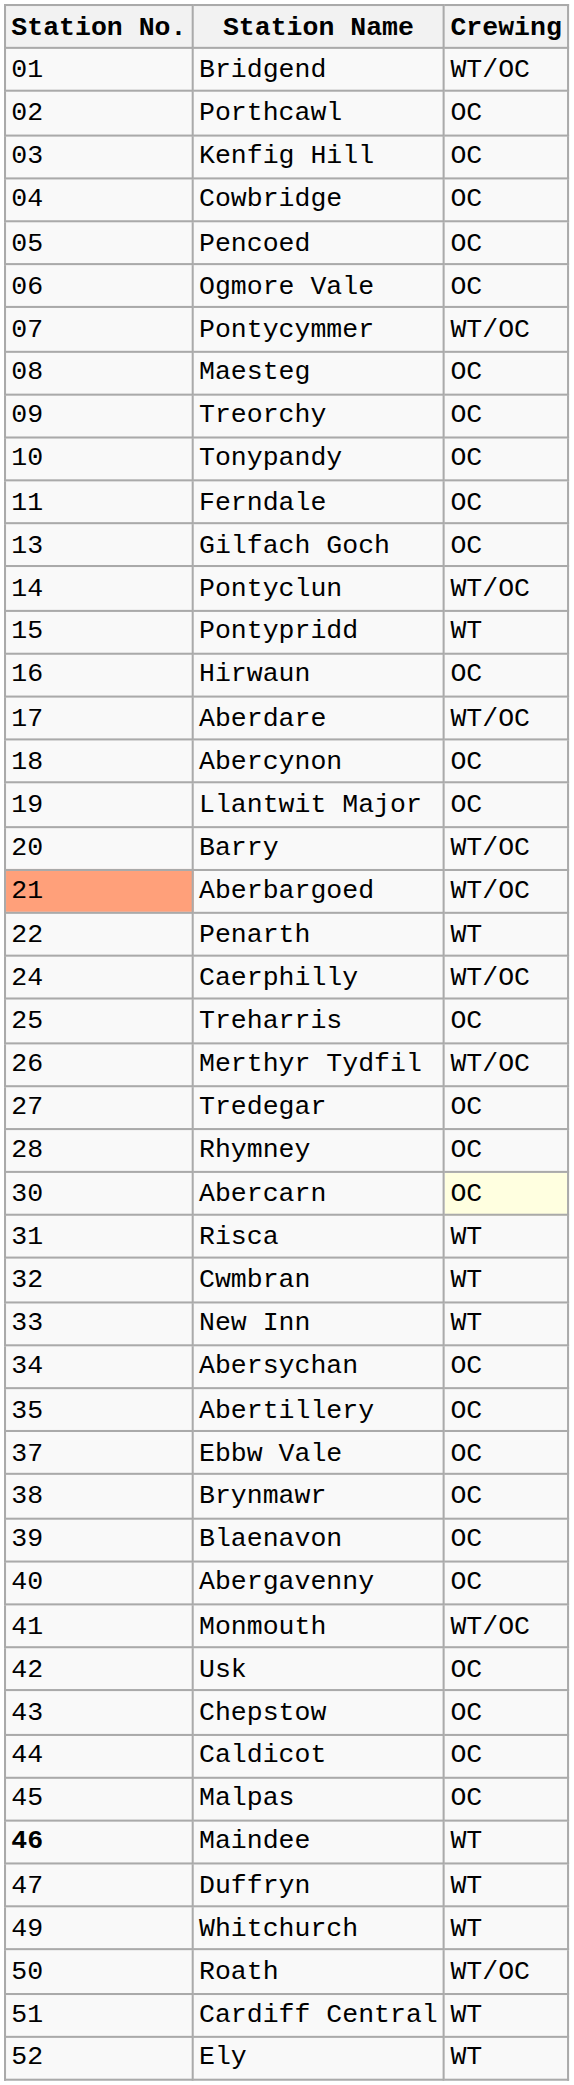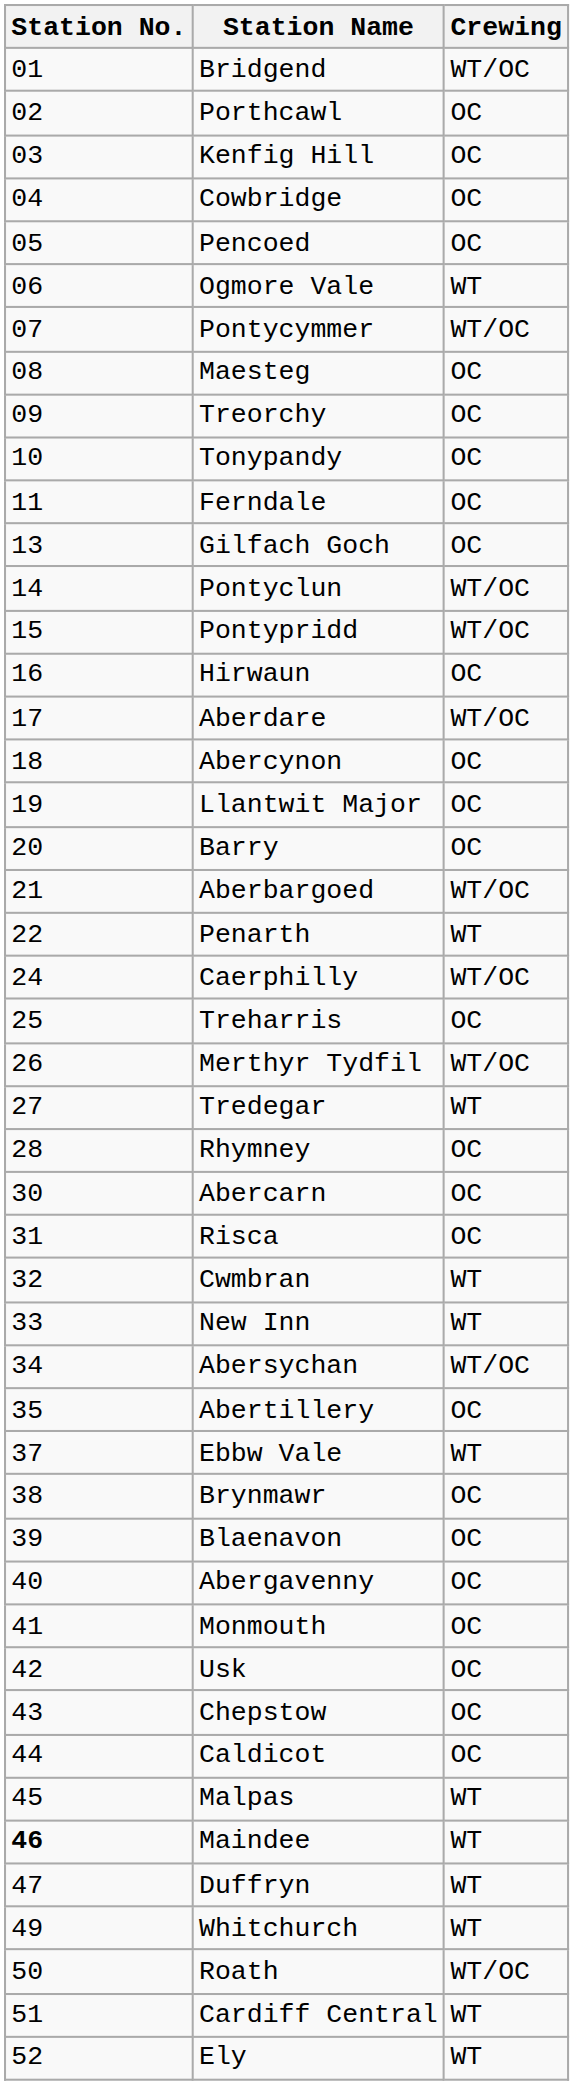(466, 286) OC -> (466, 286) WT
(466, 632) WT -> (490, 632) WT/OC
(490, 848) WT/OC -> (466, 848) OC
(27, 891) lightsalmon background -> (27, 891) no background
(466, 1107) OC -> (466, 1107) WT
(466, 1194) lightyellow background -> (466, 1194) no background
(466, 1237) WT -> (466, 1237) OC
(466, 1367) OC -> (490, 1367) WT/OC
(466, 1453) OC -> (466, 1453) WT
(490, 1626) WT/OC -> (466, 1626) OC
(466, 1799) OC -> (466, 1799) WT
